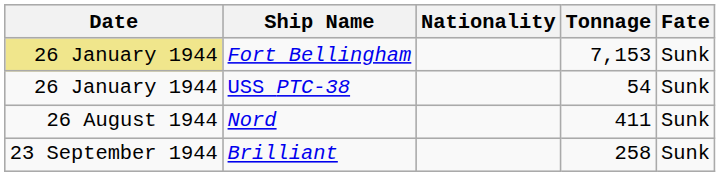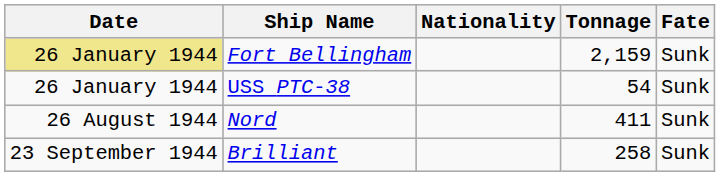(621, 55) 7,153 -> (621, 55) 2,159
